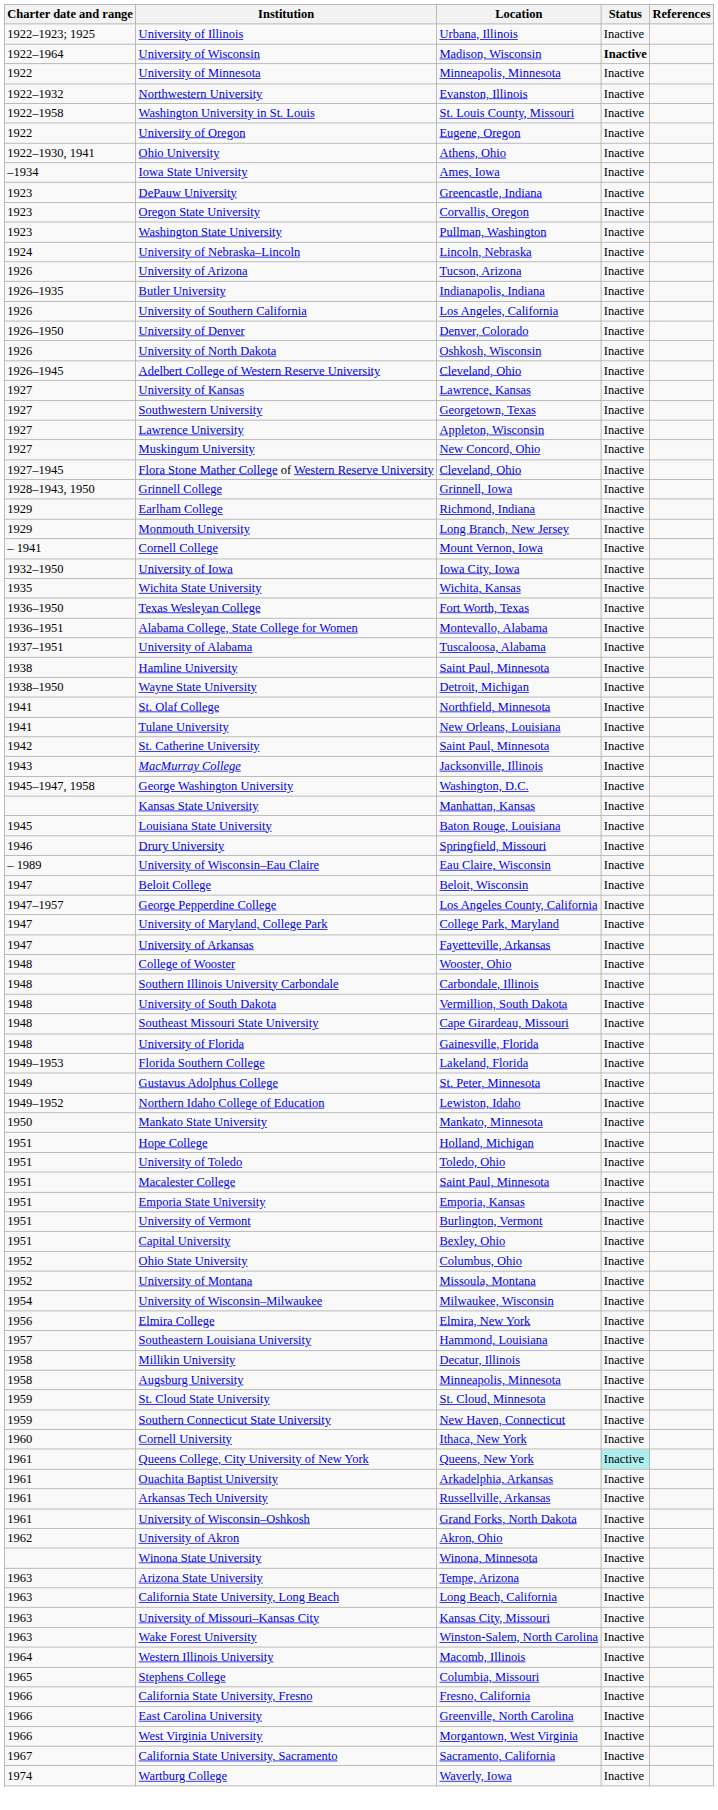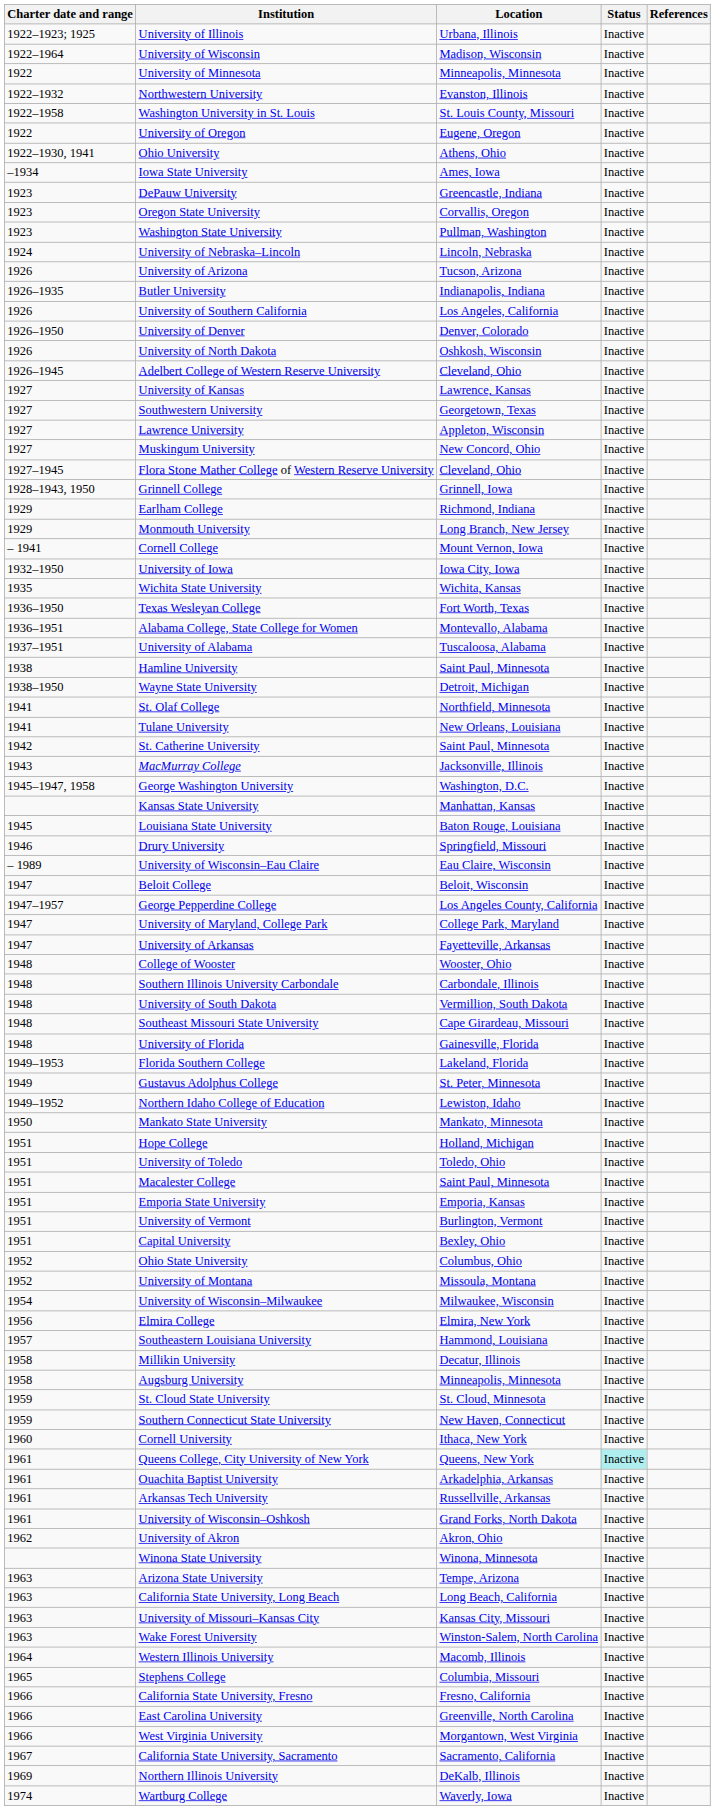(625, 53) bold -> (624, 53) normal
+ row: (208, 1775)
